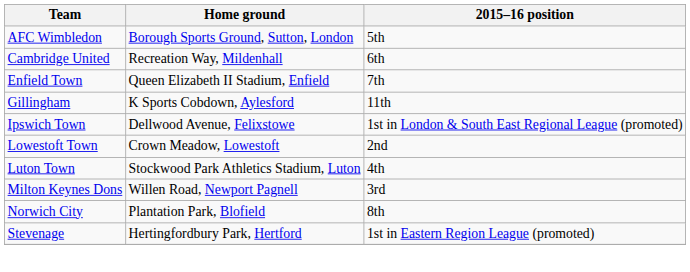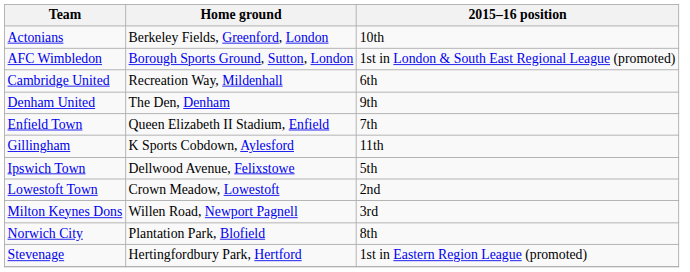+ row: (35, 37)
(376, 37) 5th -> (518, 59) 1st in London & South East Regional League (promoted)
+ row: (51, 102)
(525, 124) 1st in London & South East Regional League (promoted) -> (369, 168) 5th
- row: (41, 168)
